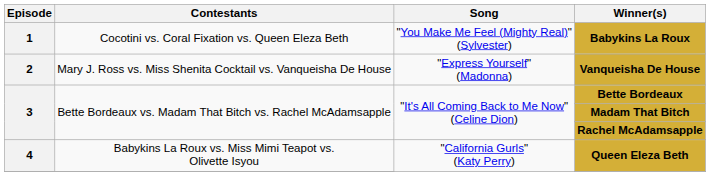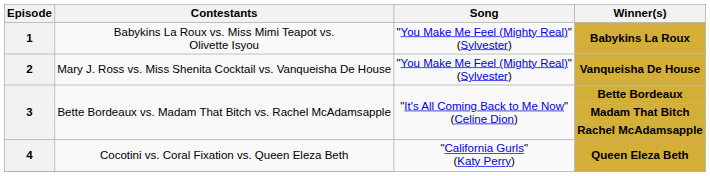(224, 38) Cocotini vs. Coral Fixation vs. Queen Eleza Beth -> (224, 38) Babykins La Roux vs. Miss Mimi Teapot vs. Olivette Isyou
(484, 69) "Express Yourself" (Madonna) -> (484, 69) "You Make Me Feel (Mighty Real)" (Sylvester)
(224, 155) Babykins La Roux vs. Miss Mimi Teapot vs. Olivette Isyou -> (224, 155) Cocotini vs. Coral Fixation vs. Queen Eleza Beth
